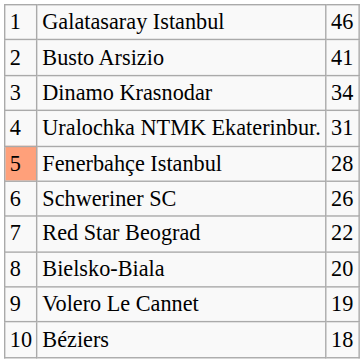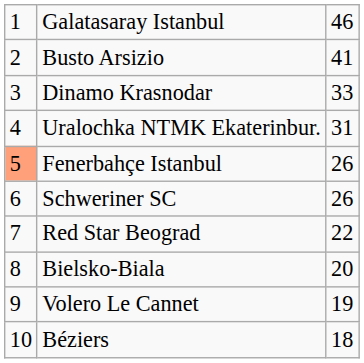(342, 92) 34 -> (342, 92) 33
(342, 163) 28 -> (342, 163) 26
